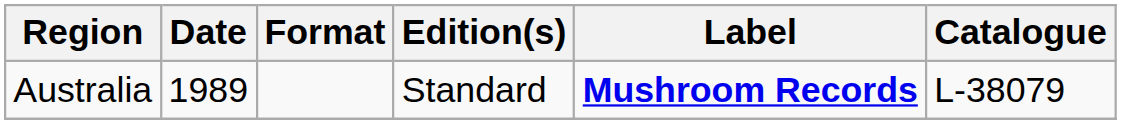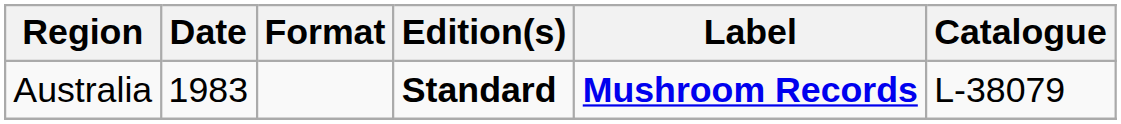(208, 89) 1989 -> (208, 89) 1983
(474, 89) normal -> (479, 89) bold
